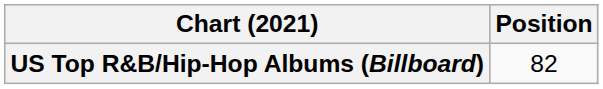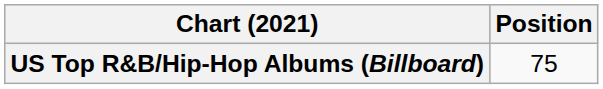(544, 63) 82 -> (544, 63) 75
